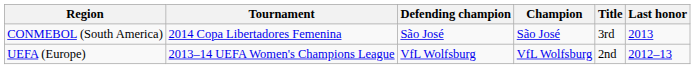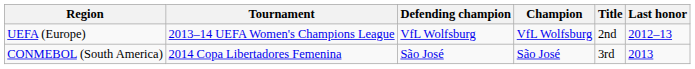rows swapped: (85, 34) <-> (46, 53)
